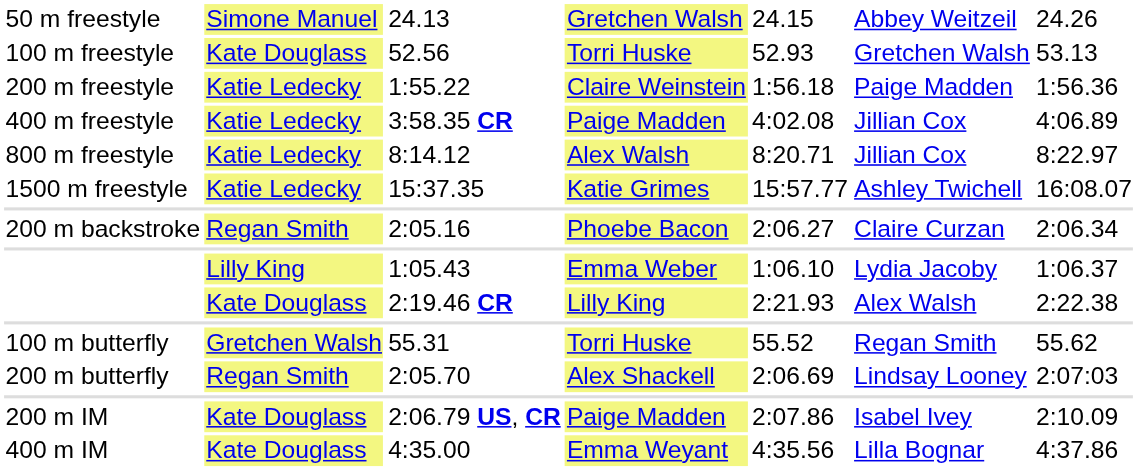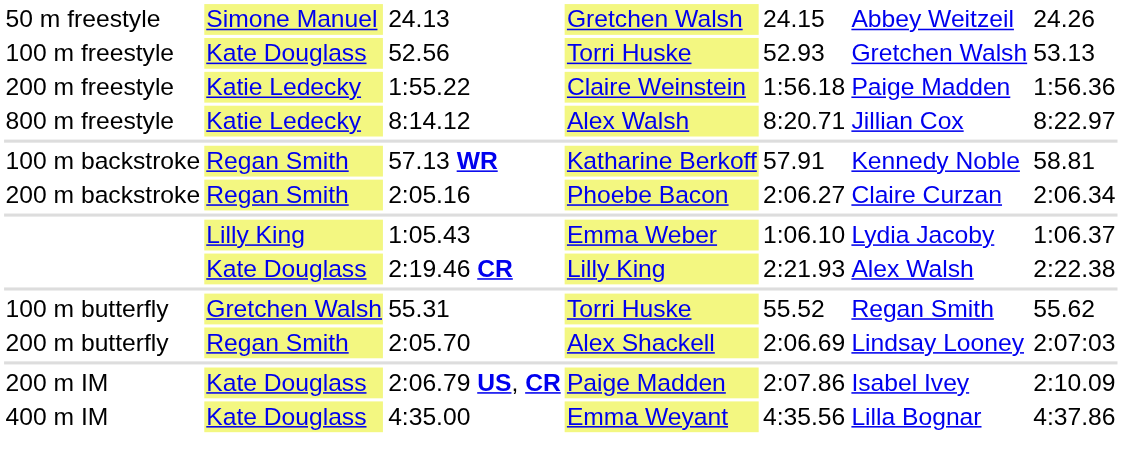- row: (90, 120)
- row: (97, 188)
+ row: (103, 160)
